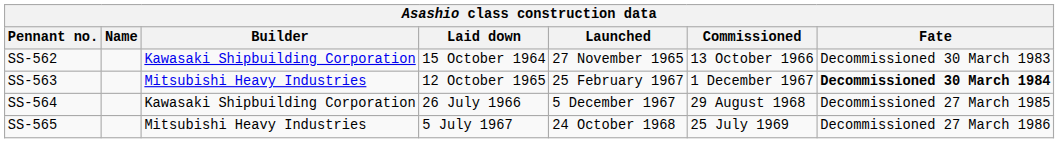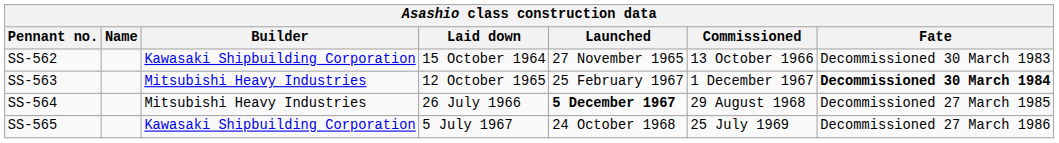(280, 104) Kawasaki Shipbuilding Corporation -> (255, 104) Mitsubishi Heavy Industries
(614, 104) normal -> (614, 104) bold
(255, 127) Mitsubishi Heavy Industries -> (280, 127) Kawasaki Shipbuilding Corporation
